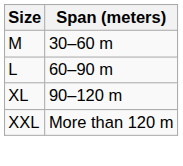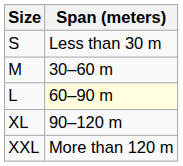+ row: (14, 43)
(81, 69) no background -> (81, 95) lightyellow background
